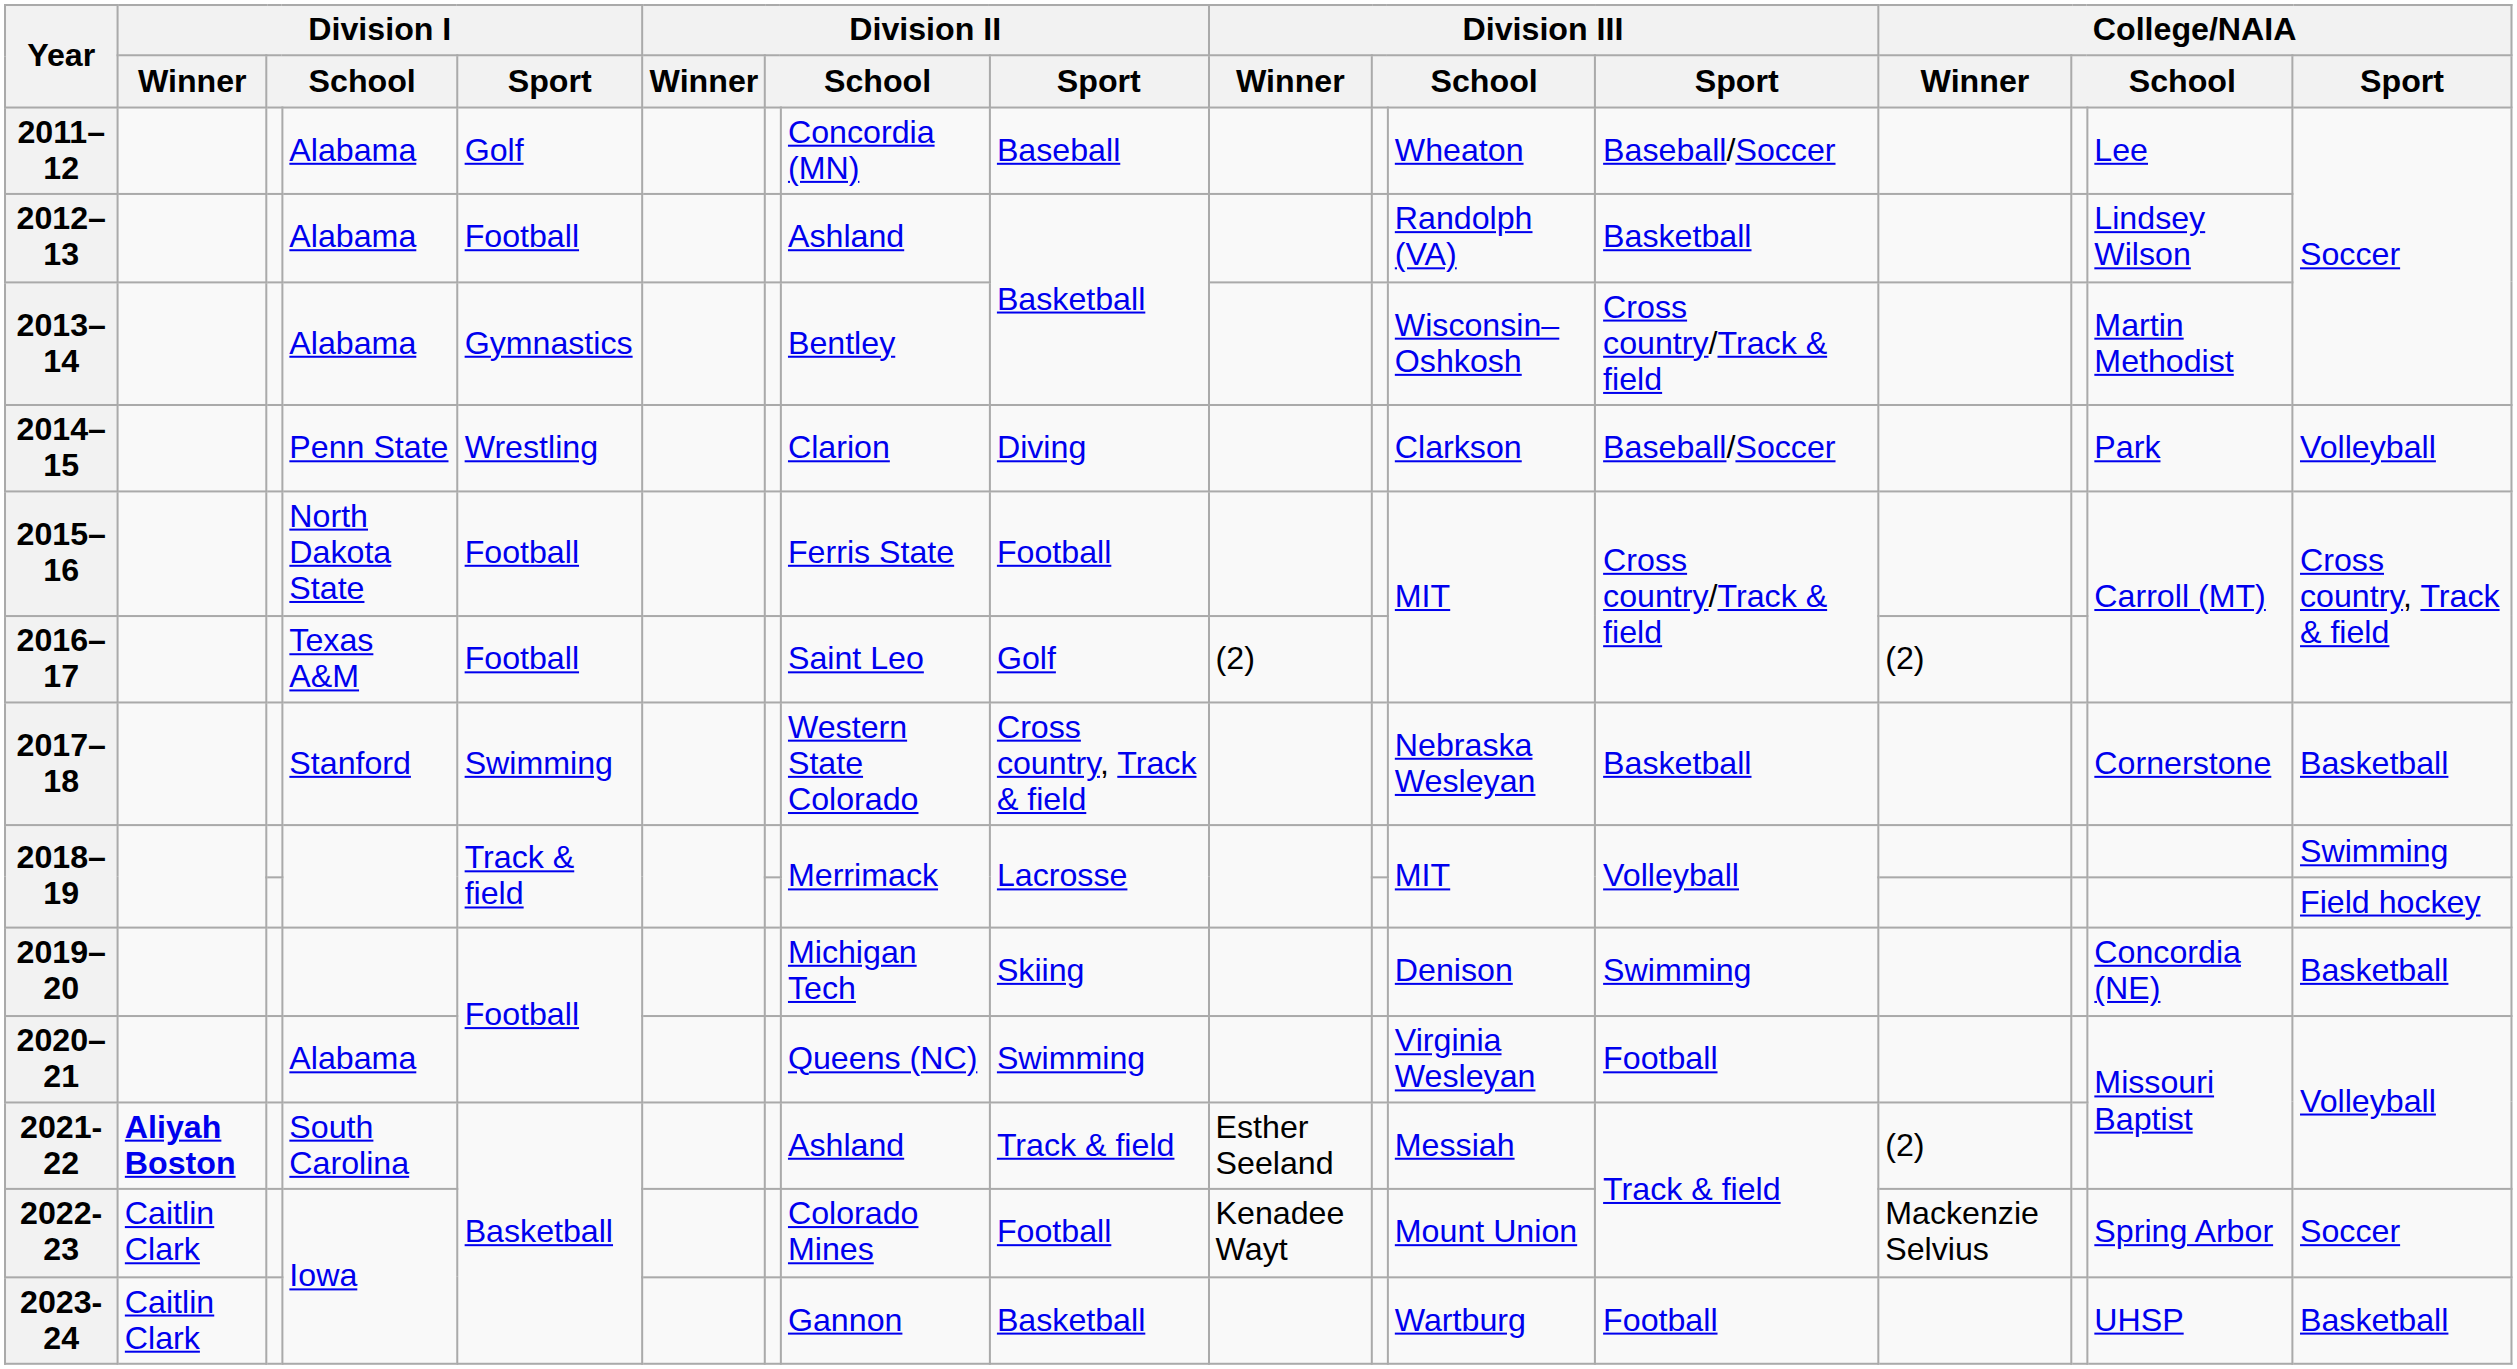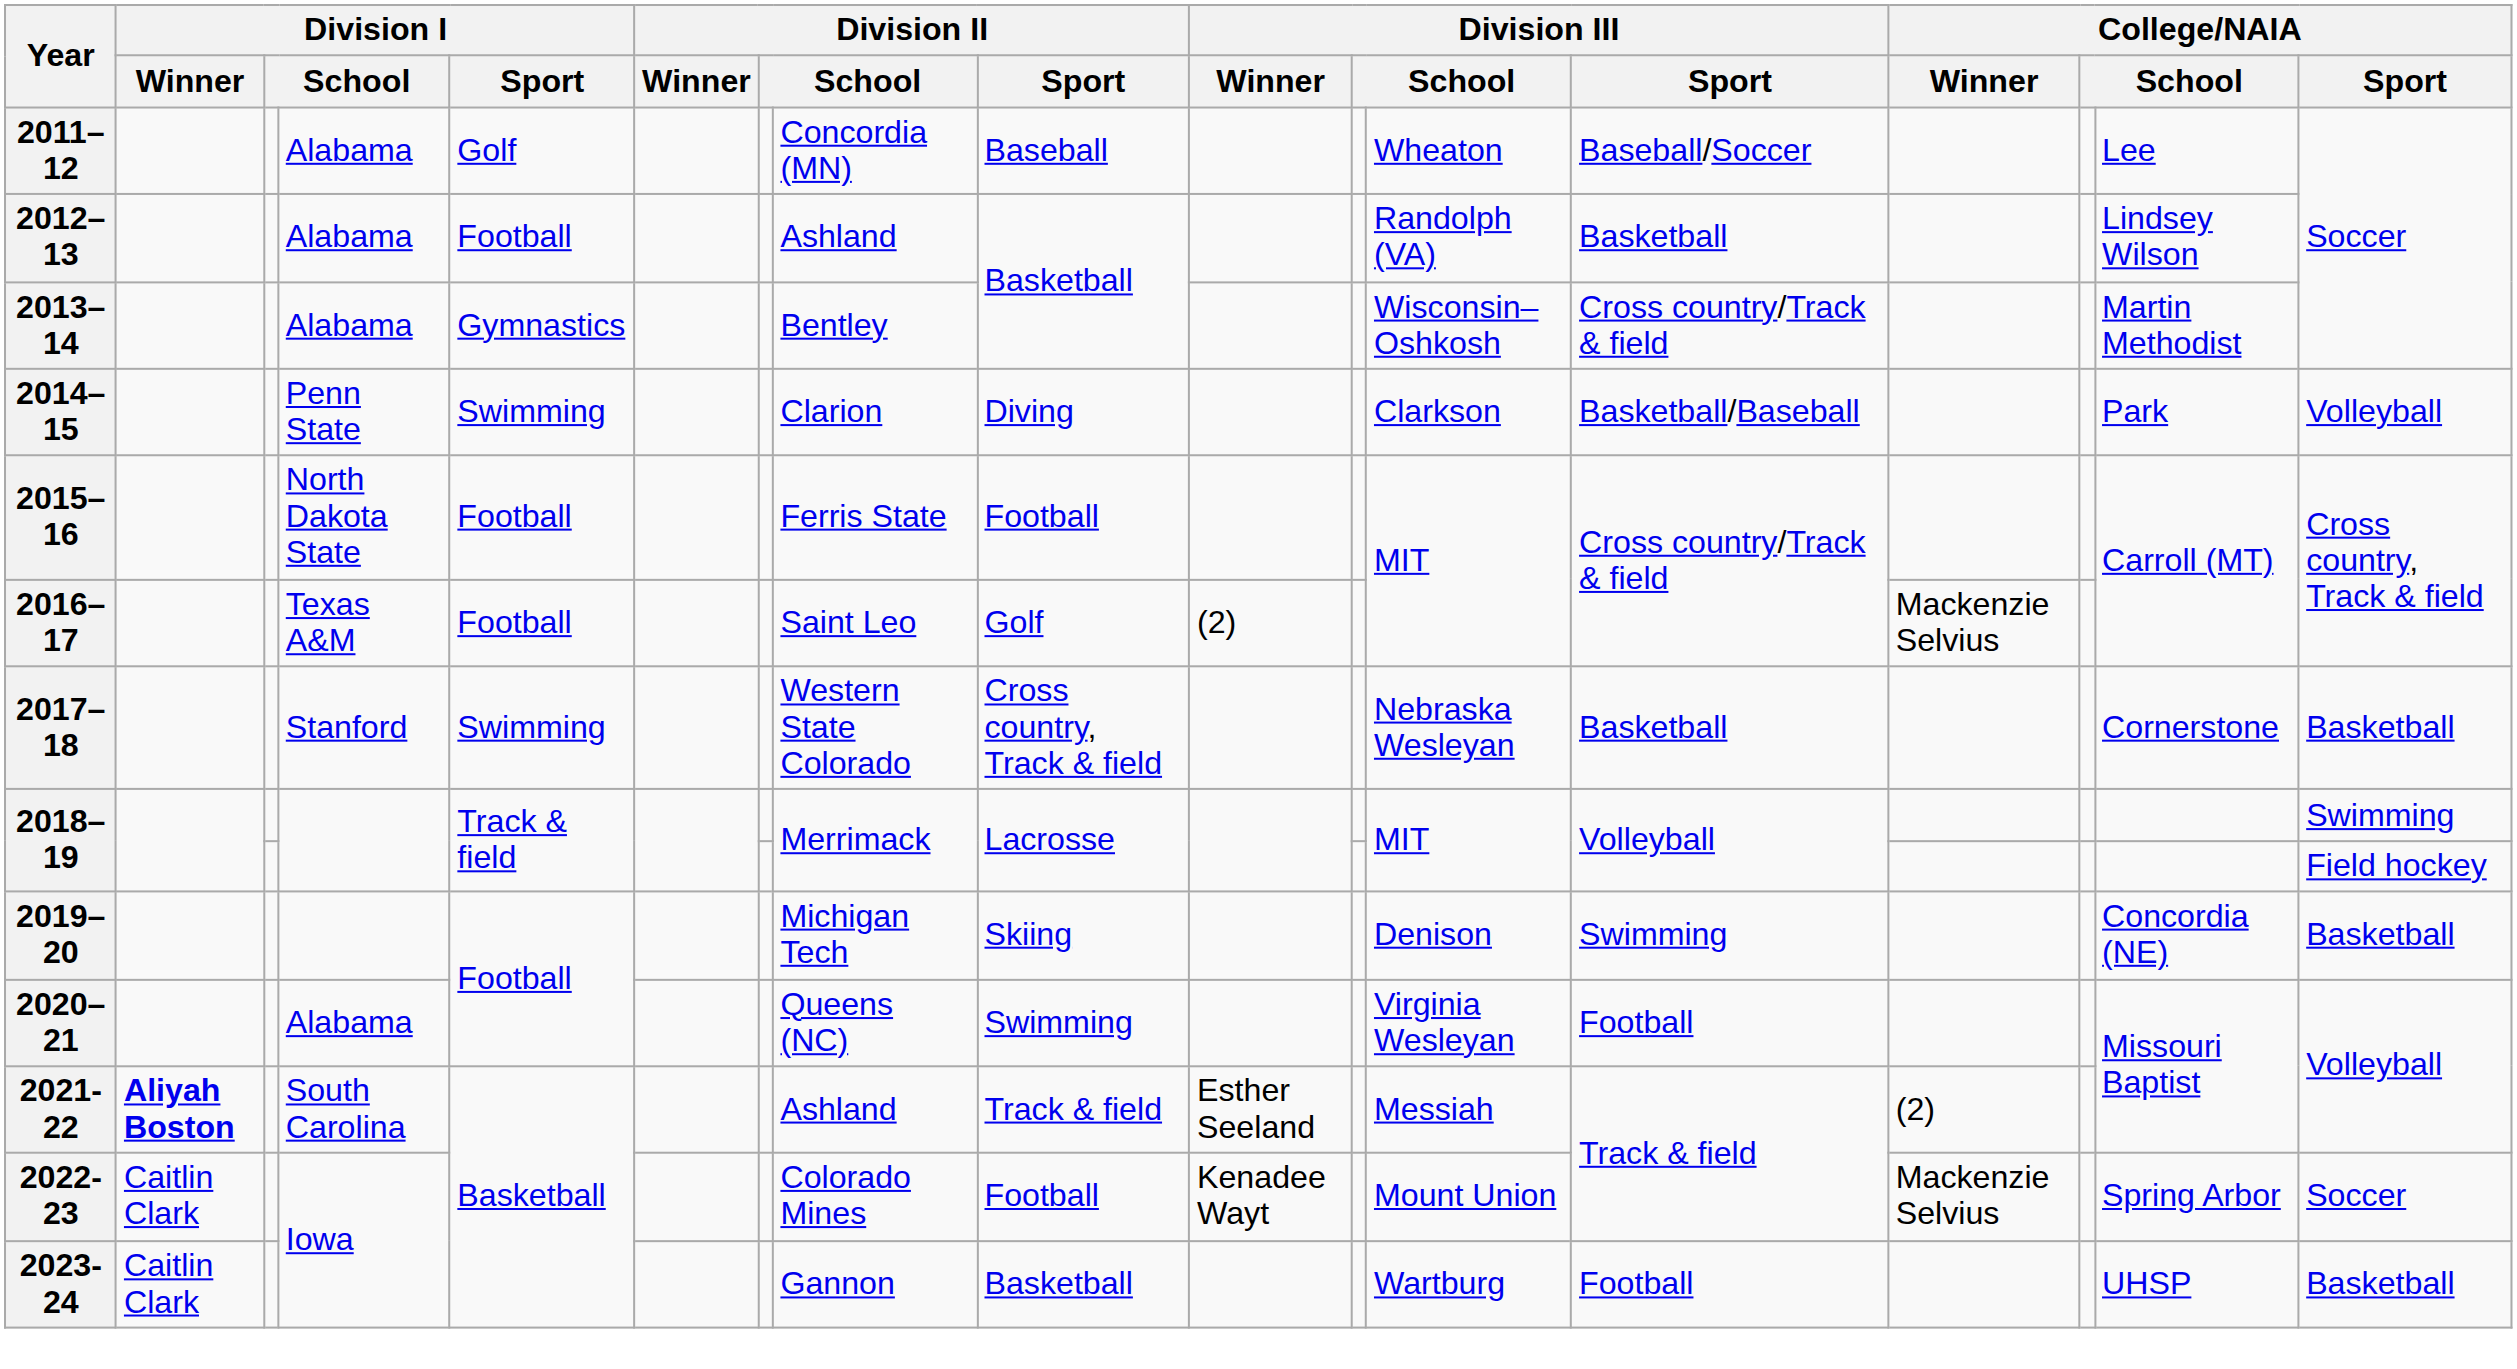(531, 447) Wrestling -> (532, 411) Swimming
(1719, 447) Baseball/Soccer -> (1719, 411) Basketball/Baseball
(1905, 658) (2) -> (1973, 622) Mackenzie Selvius
